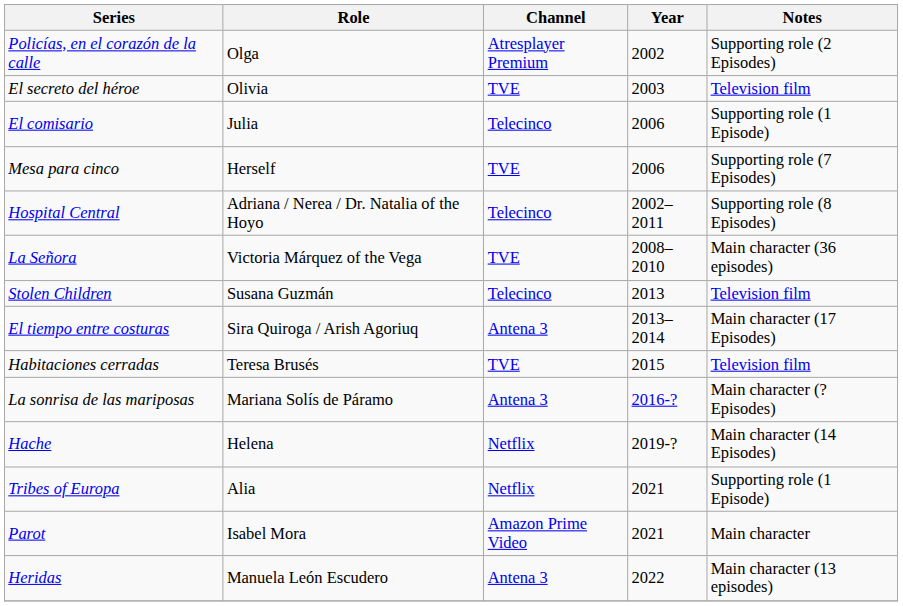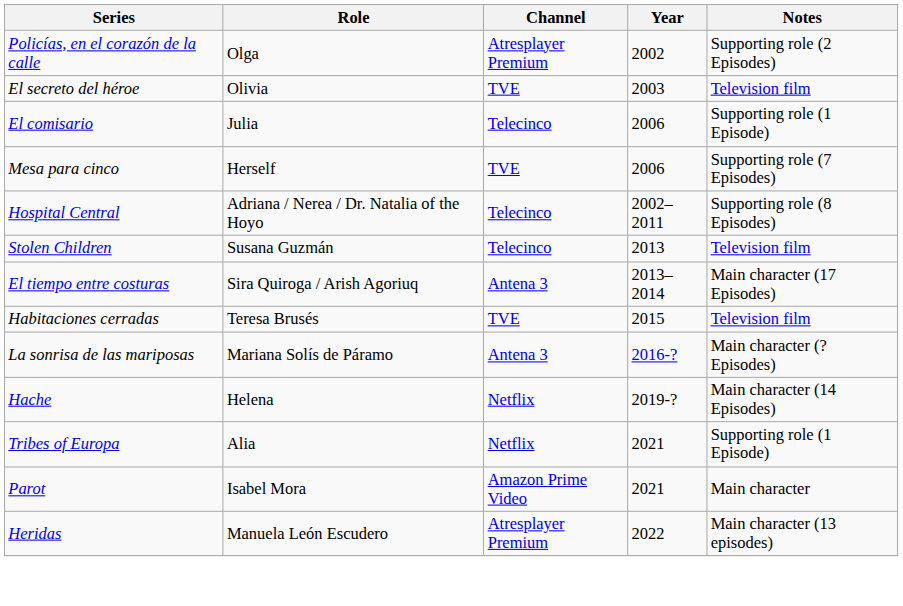- row: (42, 257)
(518, 578) Antena 3 -> (526, 533) Atresplayer Premium
